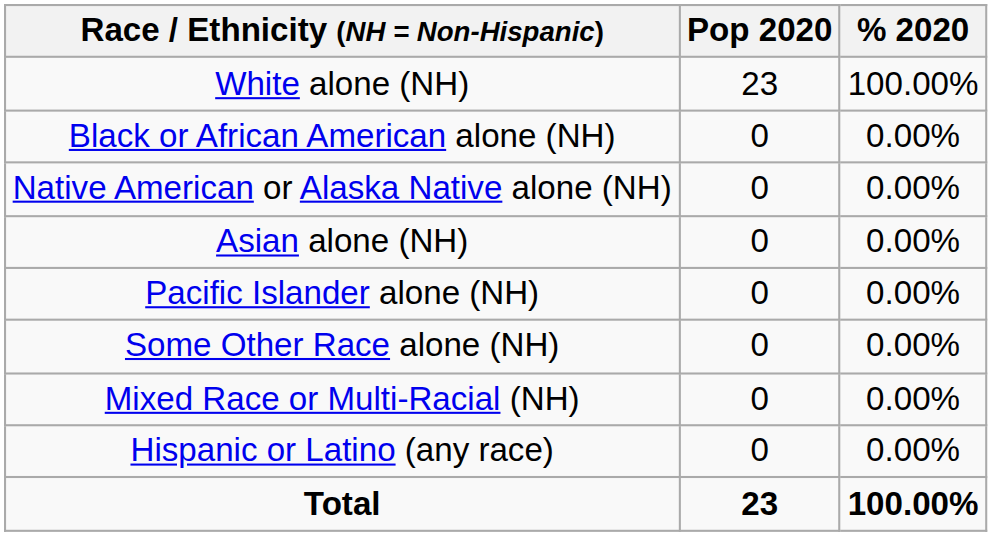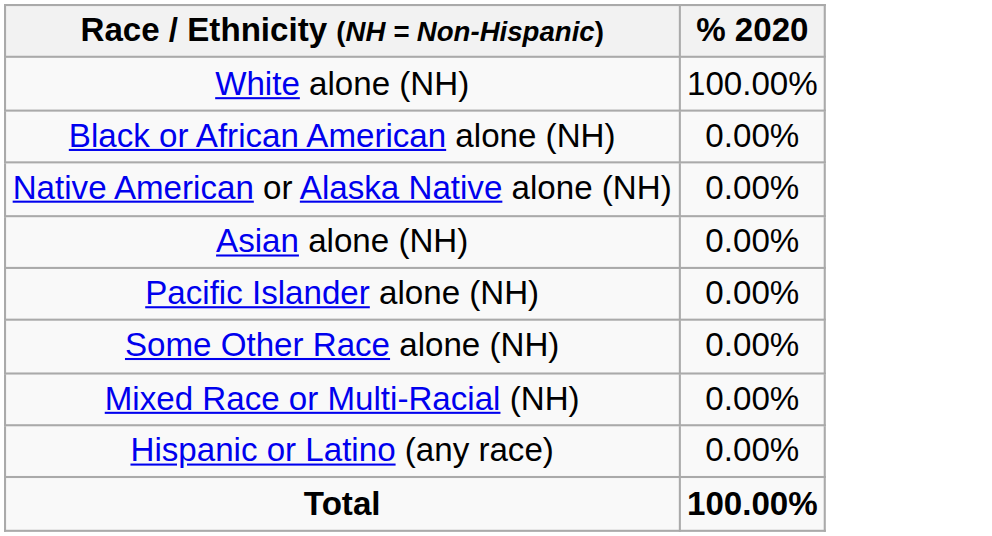- column: (760, 30)
